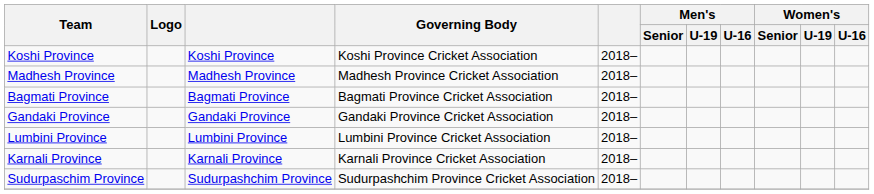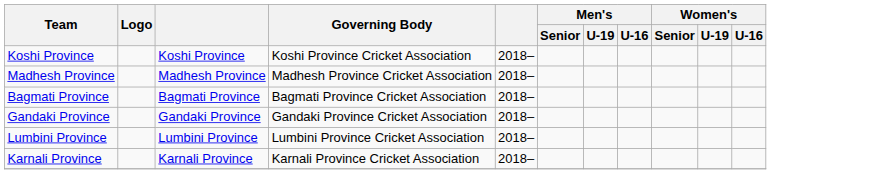- row: (76, 179)
